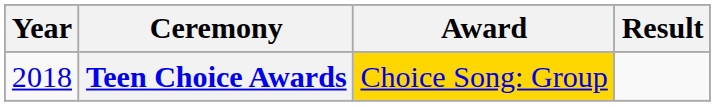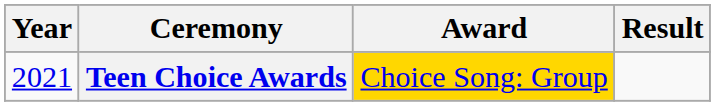(42, 76) 2018 -> (42, 76) 2021
